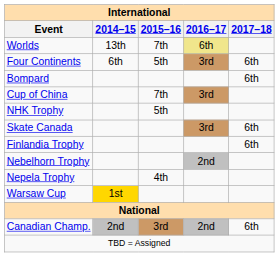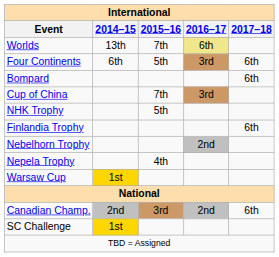- row: (40, 128)
+ row: (39, 227)
